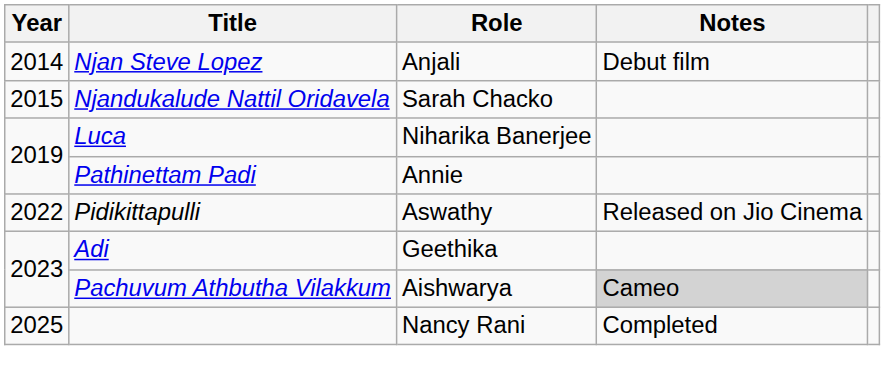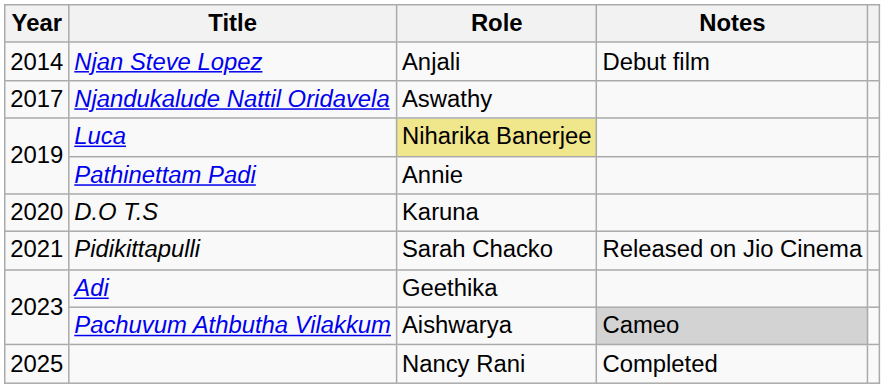(37, 99) 2015 -> (37, 99) 2017
(478, 99) Sarah Chacko -> (447, 99) Aswathy
(497, 136) no background -> (497, 136) khaki background
+ row: (116, 212)
(37, 212) 2022 -> (37, 250) 2021
(447, 212) Aswathy -> (478, 250) Sarah Chacko
